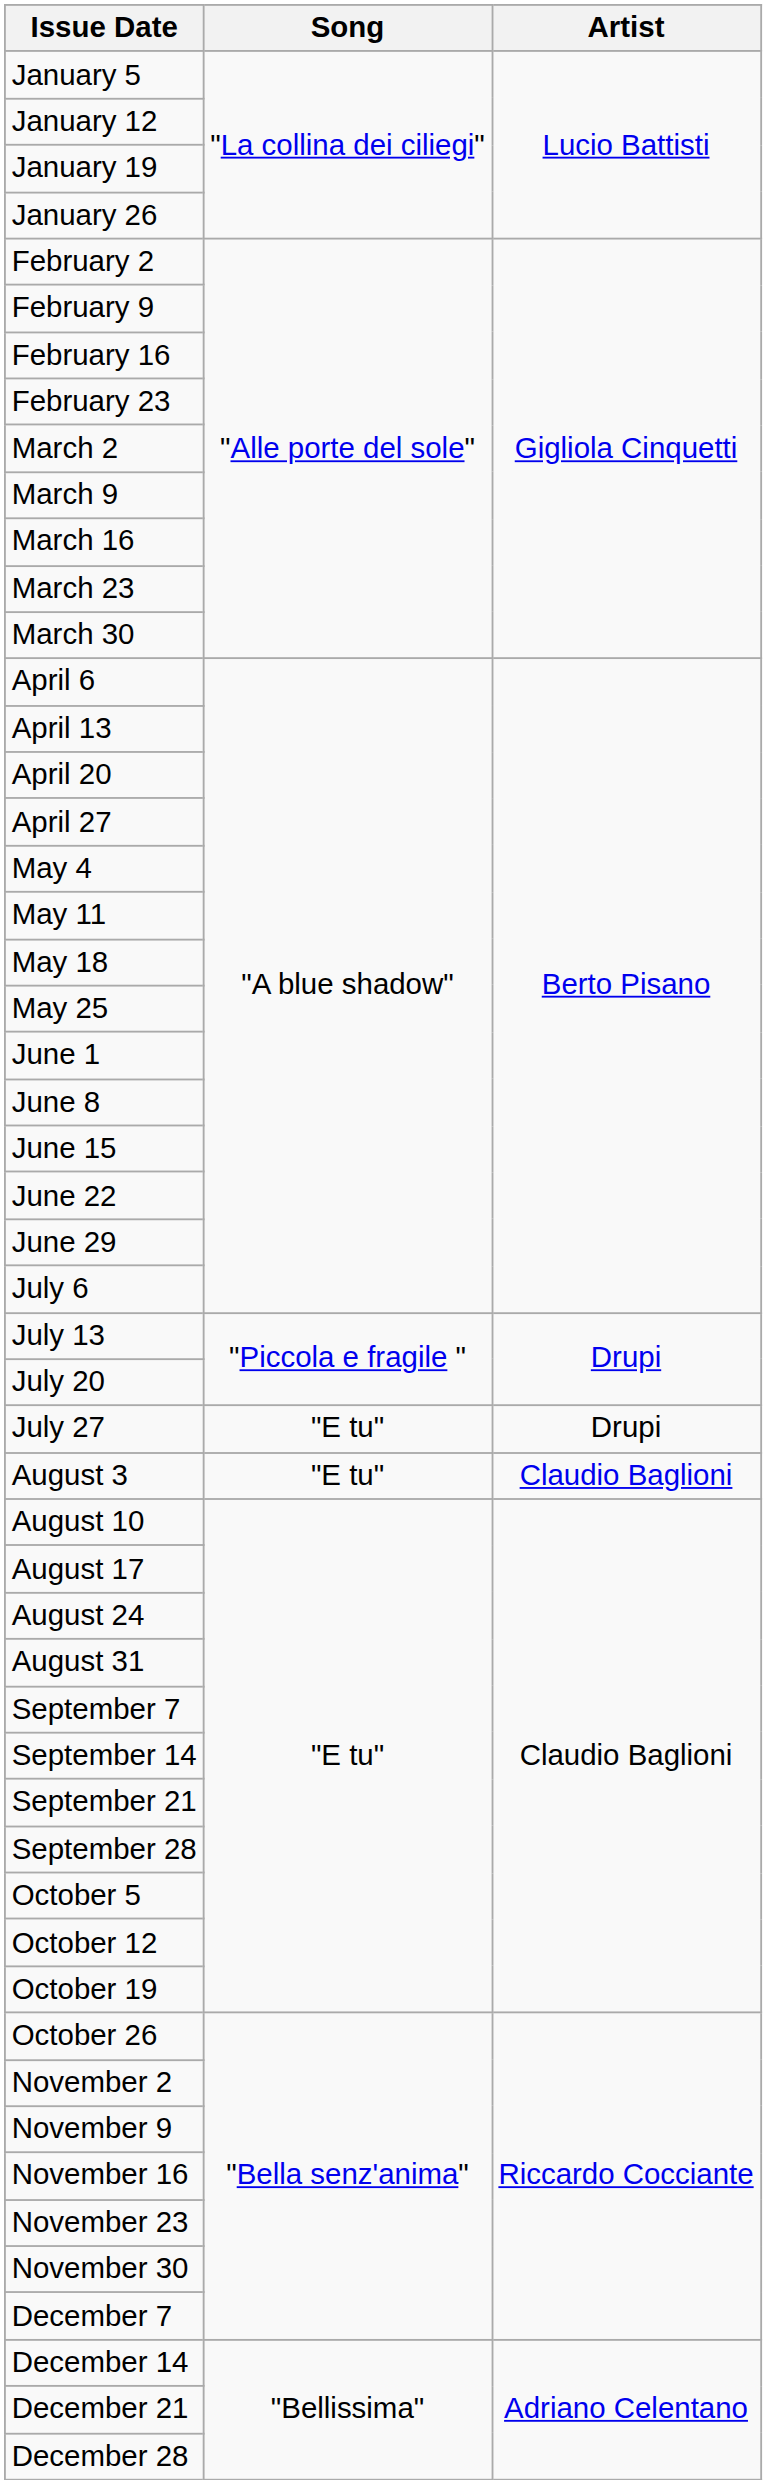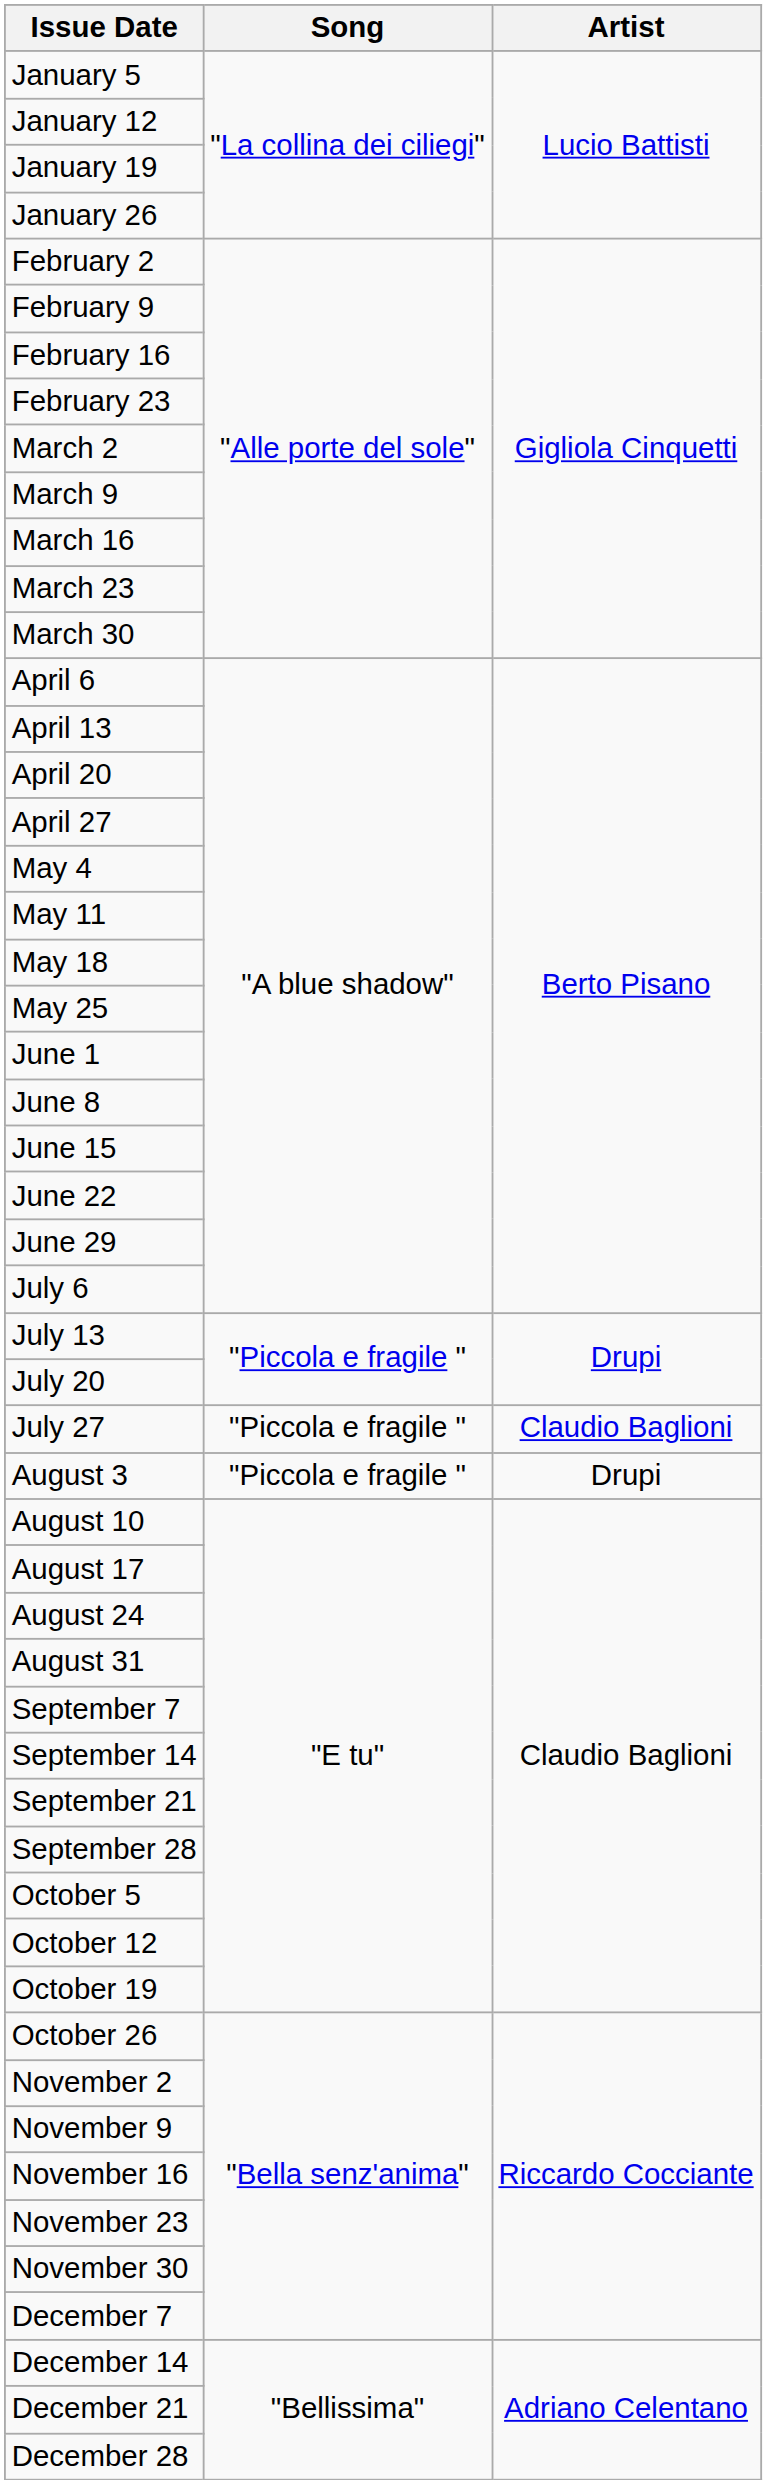(348, 1428) "E tu" -> (348, 1428) "Piccola e fragile "
(626, 1428) Drupi -> (626, 1428) Claudio Baglioni
(348, 1475) "E tu" -> (348, 1475) "Piccola e fragile "
(626, 1475) Claudio Baglioni -> (626, 1475) Drupi
